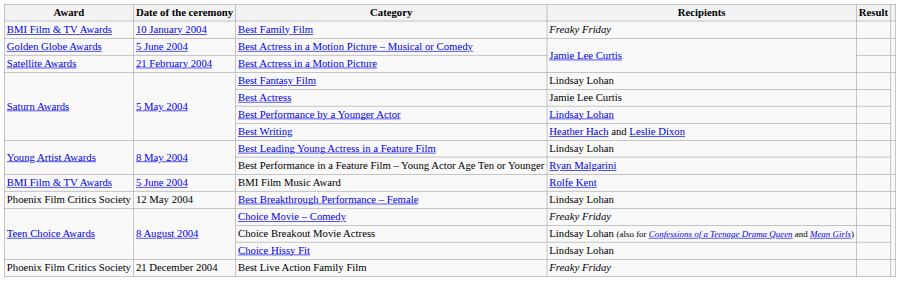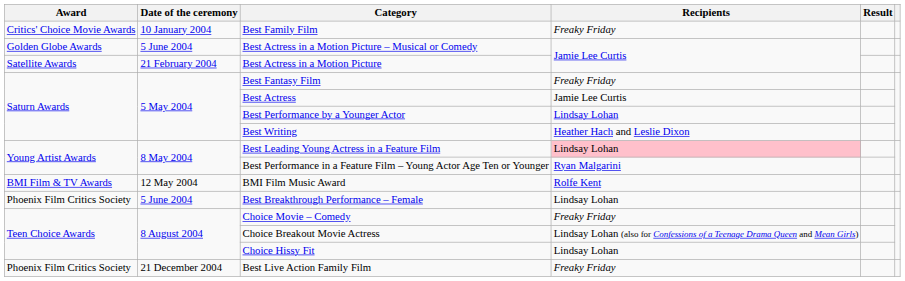(59, 30) BMI Film & TV Awards -> (71, 30) Critics' Choice Movie Awards
(582, 81) Lindsay Lohan -> (585, 81) Freaky Friday
(582, 149) no background -> (586, 149) pink background
(162, 183) 5 June 2004 -> (169, 183) 12 May 2004
(165, 200) 12 May 2004 -> (166, 200) 5 June 2004
